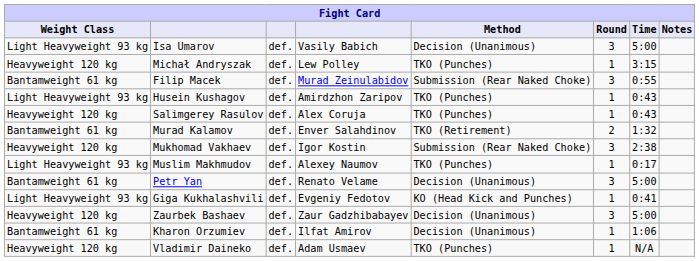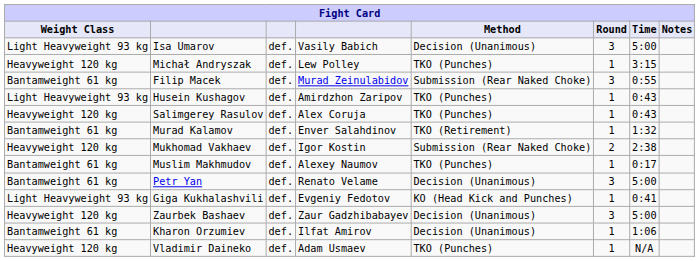(612, 131) 2 -> (612, 131) 1
(612, 148) 3 -> (612, 148) 2
(78, 165) Light Heavyweight 93 kg -> (62, 165) Bantamweight 61 kg
